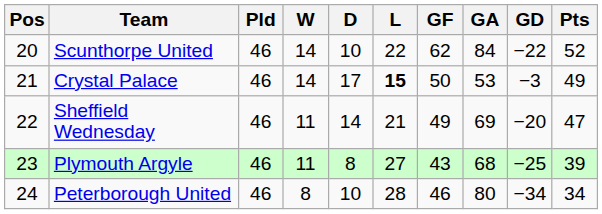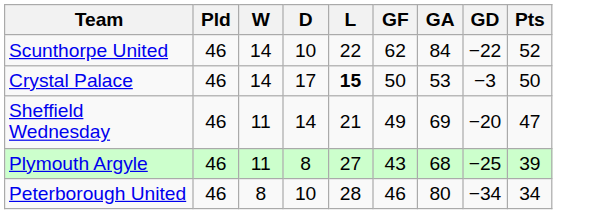- column: (27, 19)
(575, 80) 49 -> (530, 80) 50
